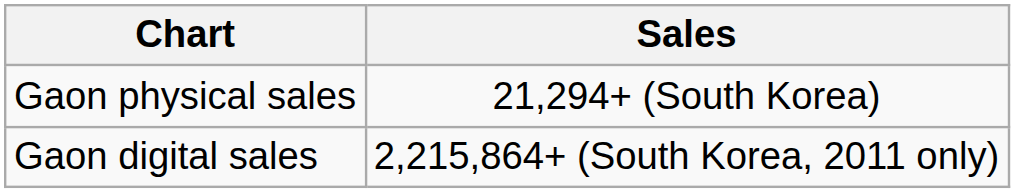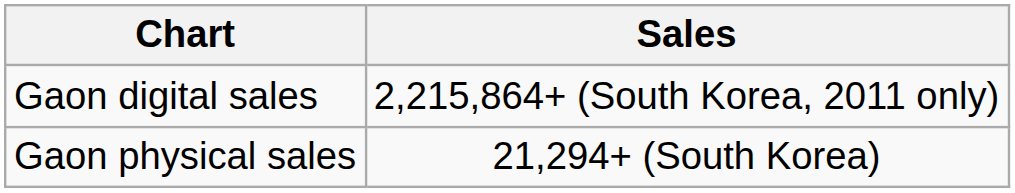rows swapped: (185, 95) <-> (166, 156)
